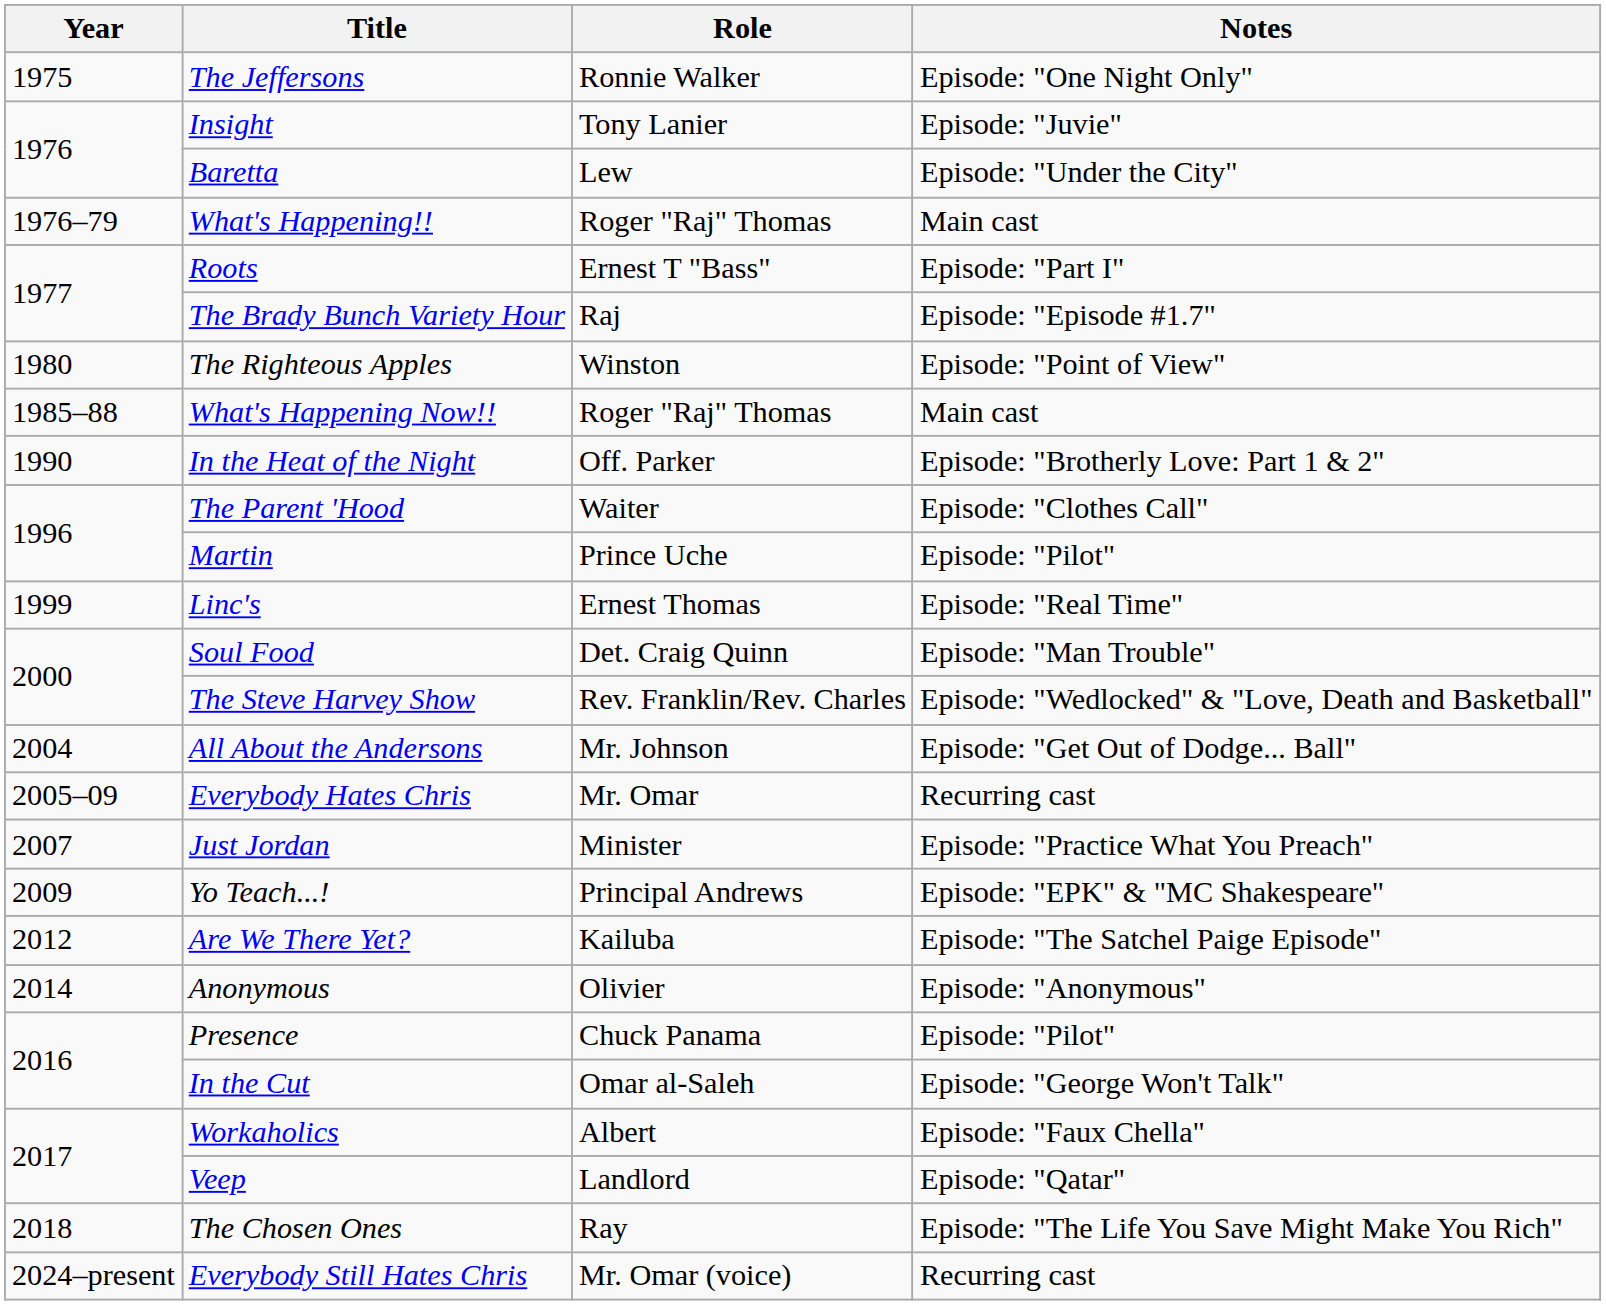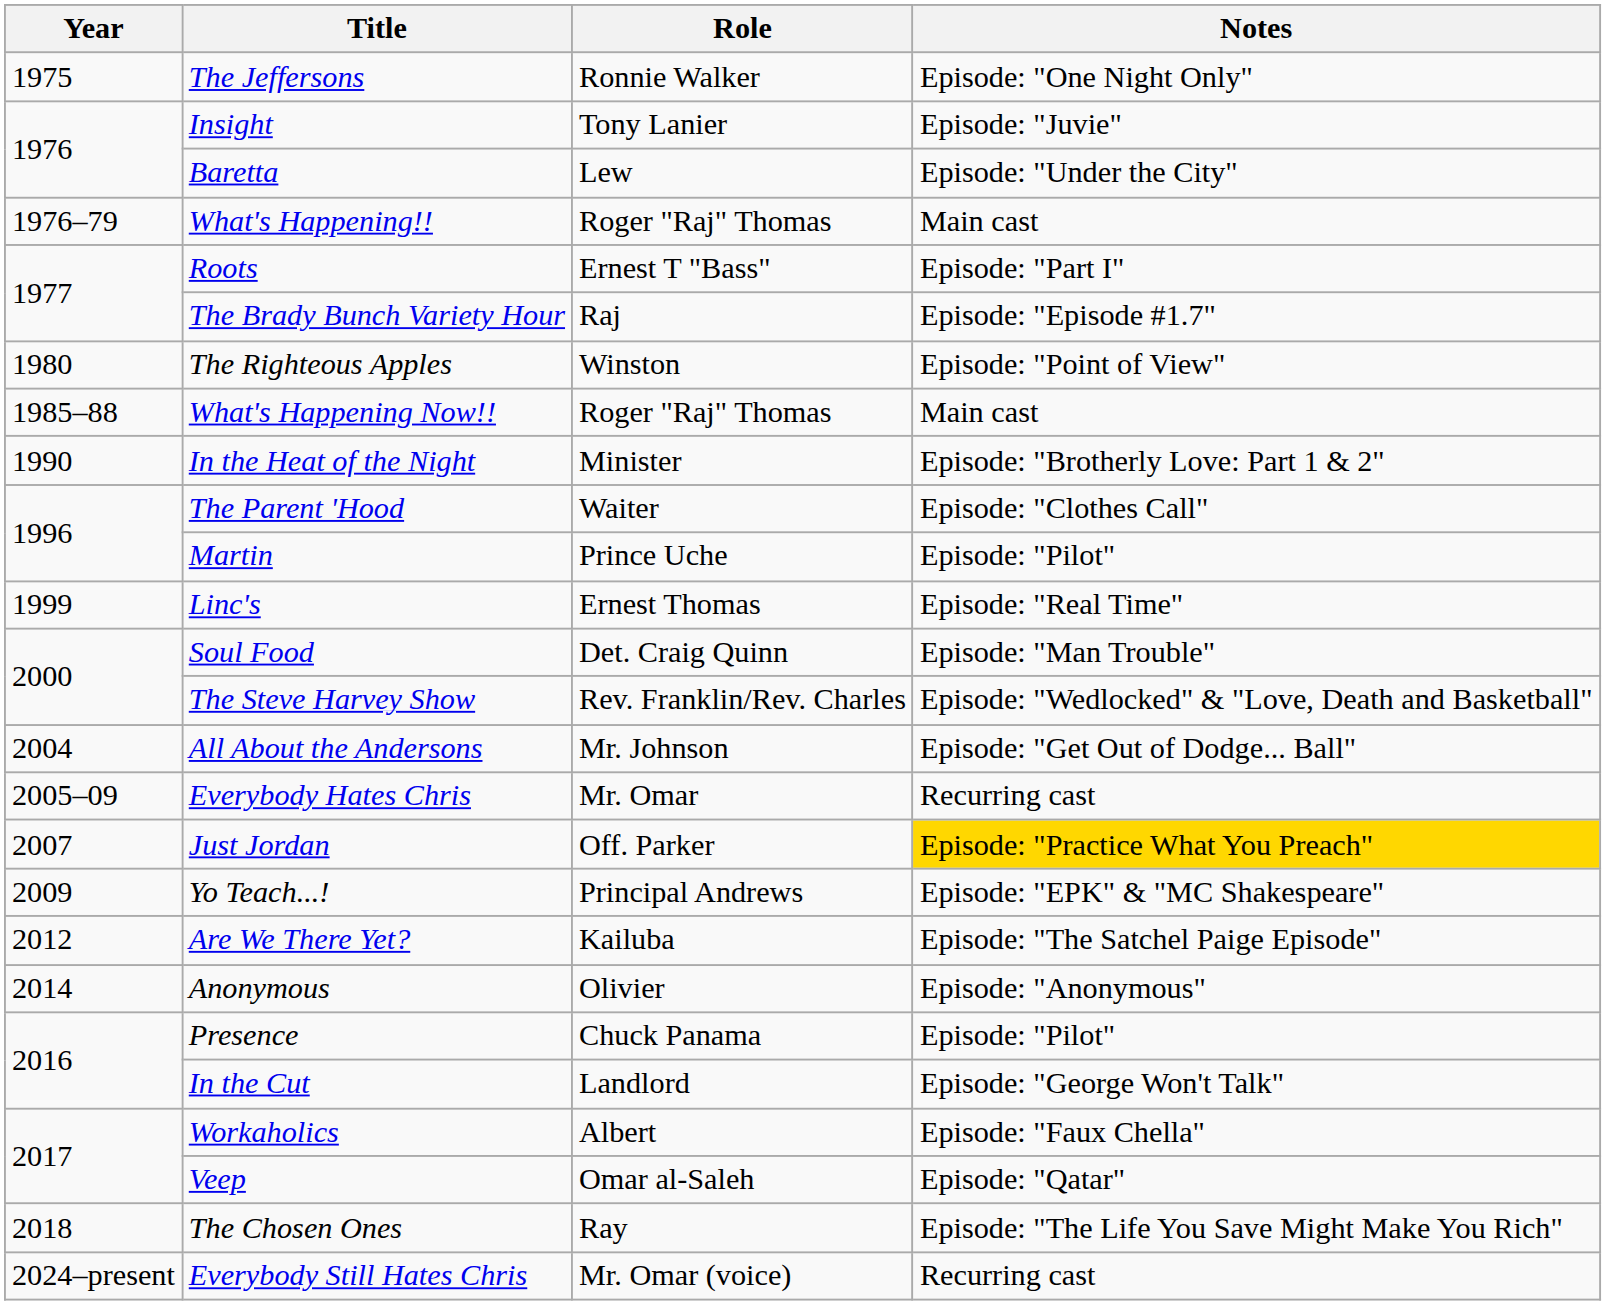(647, 460) Off. Parker -> (630, 460) Minister
(630, 843) Minister -> (647, 843) Off. Parker
(1147, 843) no background -> (1147, 843) gold background
(667, 1083) Omar al-Saleh -> (634, 1083) Landlord
(634, 1179) Landlord -> (667, 1179) Omar al-Saleh
